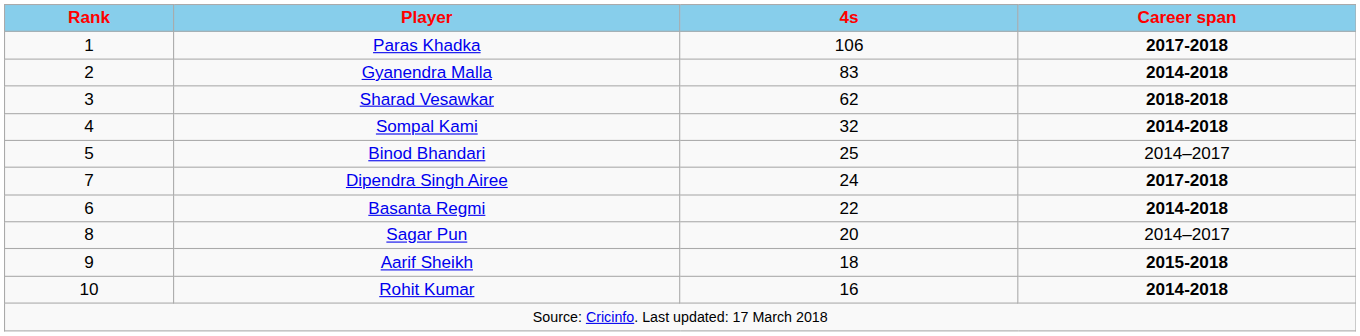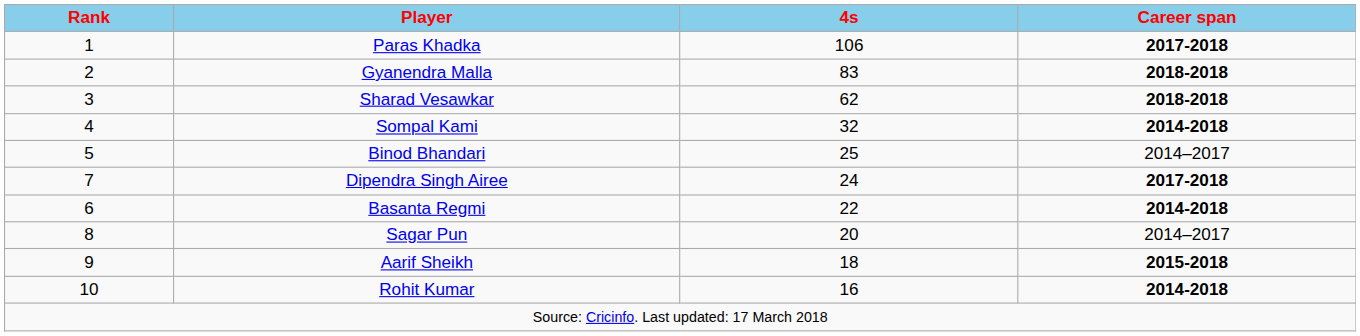(1187, 72) 2014-2018 -> (1187, 72) 2018-2018
